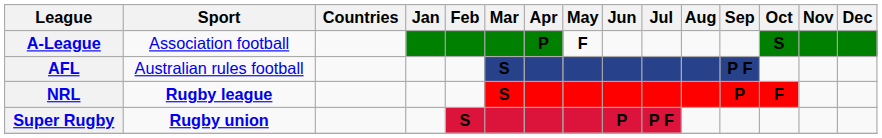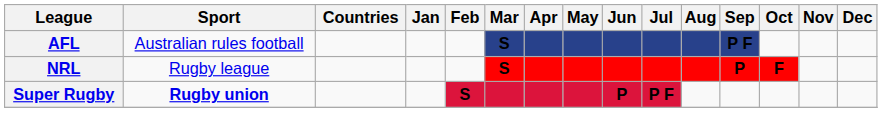- row: (64, 44)
(219, 95) bold -> (219, 69) normal
